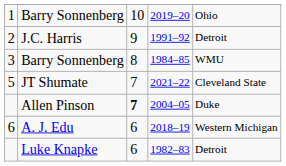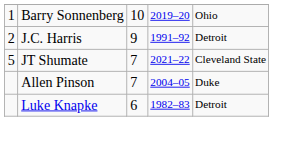- row: (170, 60)
(134, 104) bold -> (134, 82) normal
- row: (170, 127)
